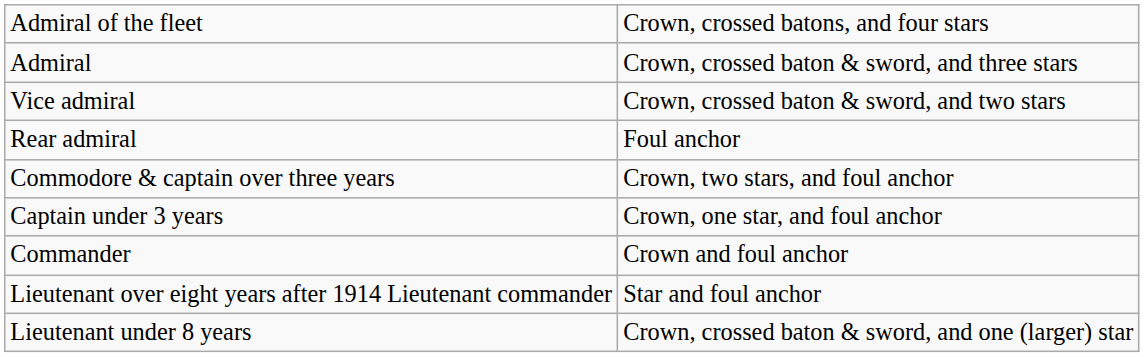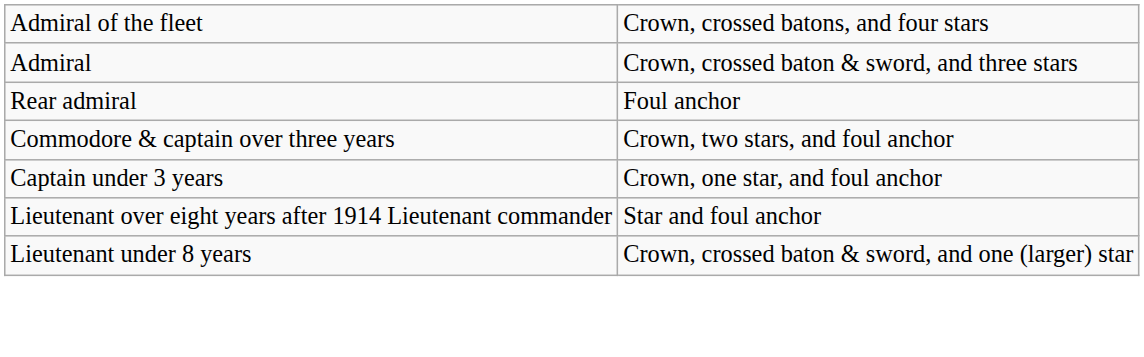- row: (73, 100)
- row: (70, 255)
